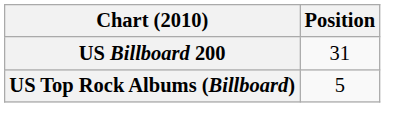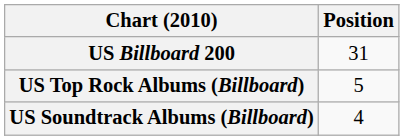+ row: (162, 118)
